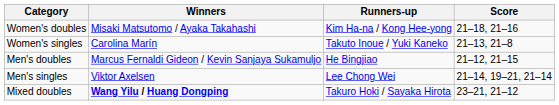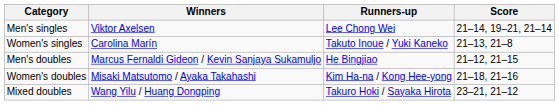rows swapped: (37, 76) <-> (46, 28)
(160, 92) bold -> (155, 92) normal
